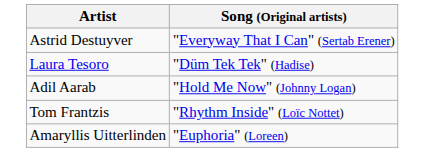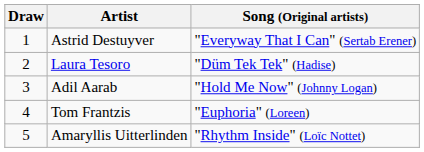+ column: (26, 16)
(258, 111) "Rhythm Inside" (Loïc Nottet) -> (252, 111) "Euphoria" (Loreen)
(230, 135) "Euphoria" (Loreen) -> (280, 135) "Rhythm Inside" (Loïc Nottet)
